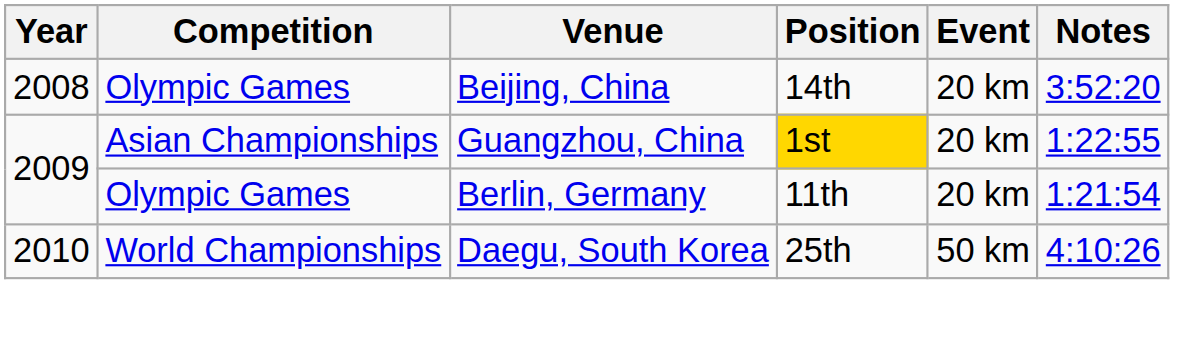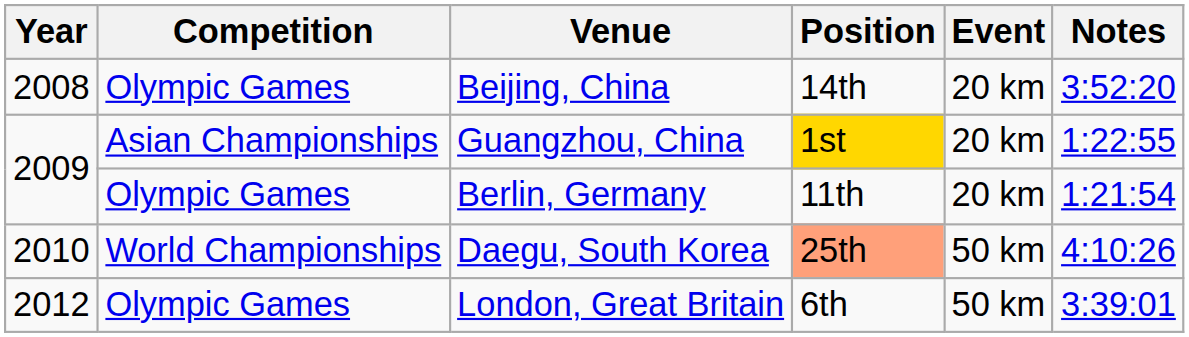(818, 250) no background -> (833, 250) lightsalmon background
+ row: (621, 304)
